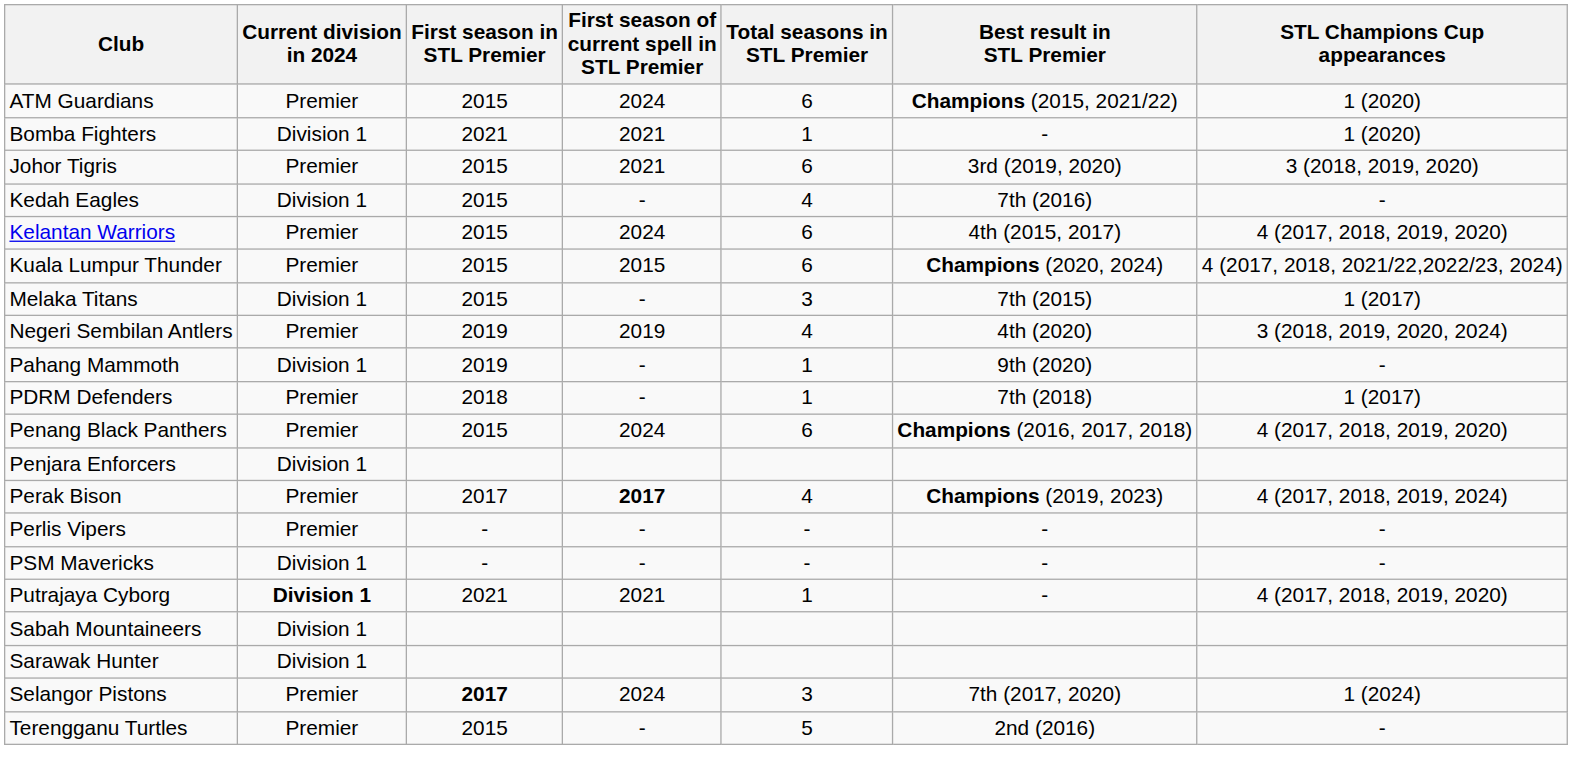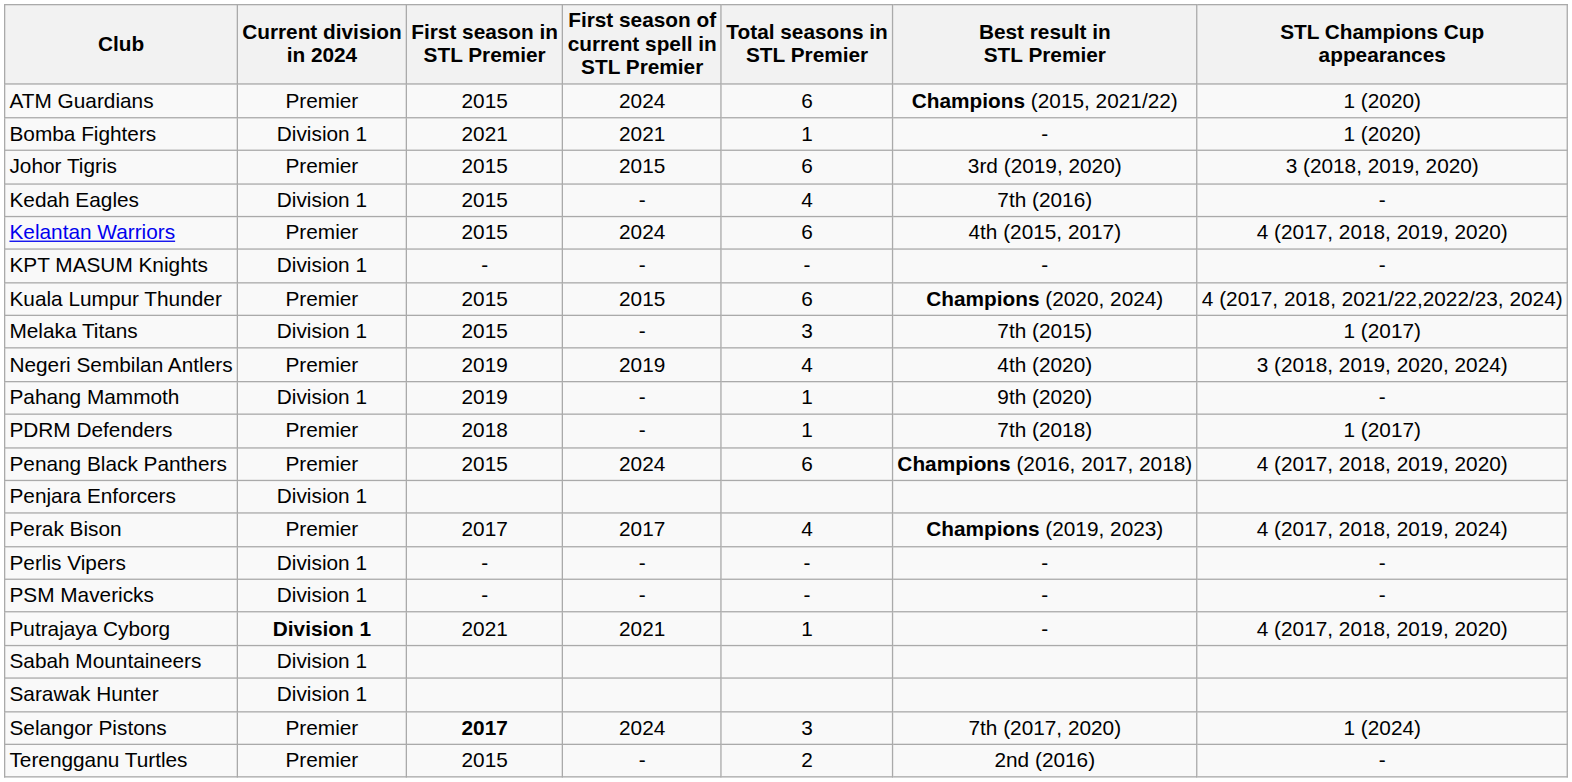(642, 166) 2021 -> (642, 166) 2015
+ row: (109, 265)
(642, 496) bold -> (642, 529) normal
(322, 529) Premier -> (322, 562) Division 1
(807, 727) 5 -> (807, 760) 2
